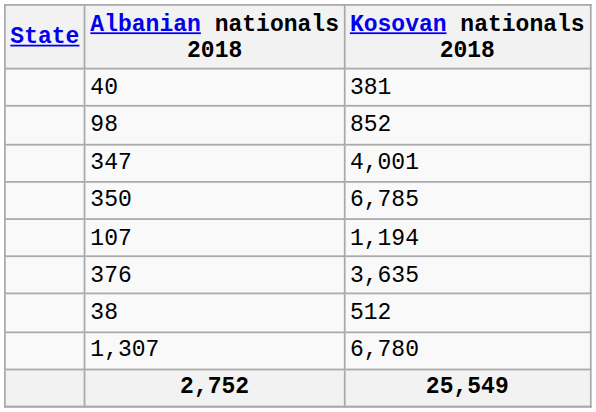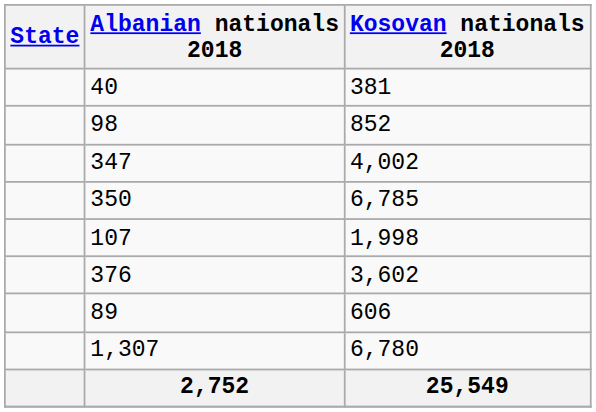(384, 163) 4,001 -> (384, 163) 4,002
(384, 238) 1,194 -> (384, 238) 1,998
(384, 275) 3,635 -> (384, 275) 3,602
+ row: (104, 313)
- row: (104, 313)
